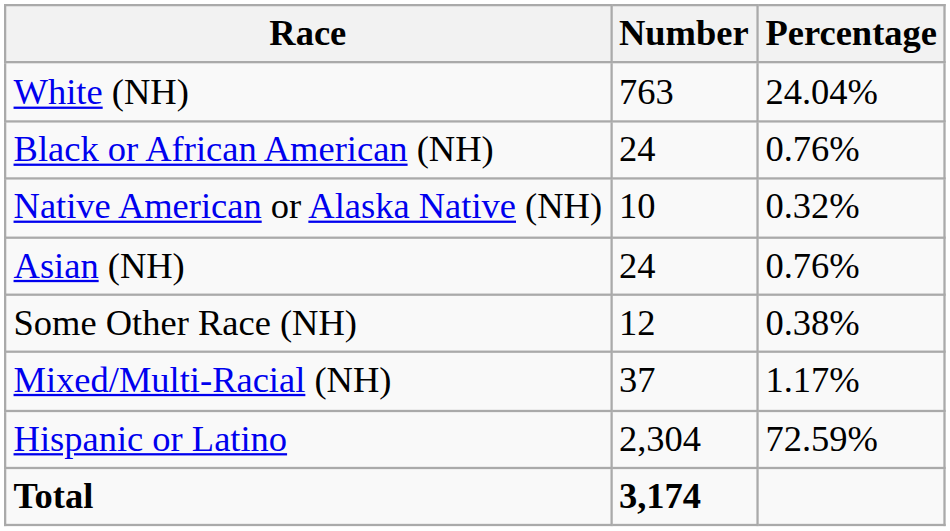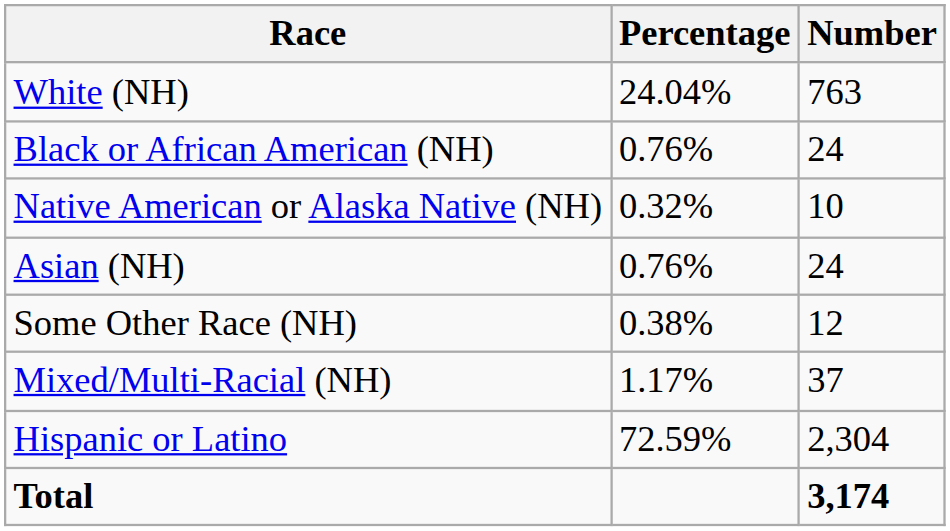columns swapped: (684, 33) <-> (851, 33)
